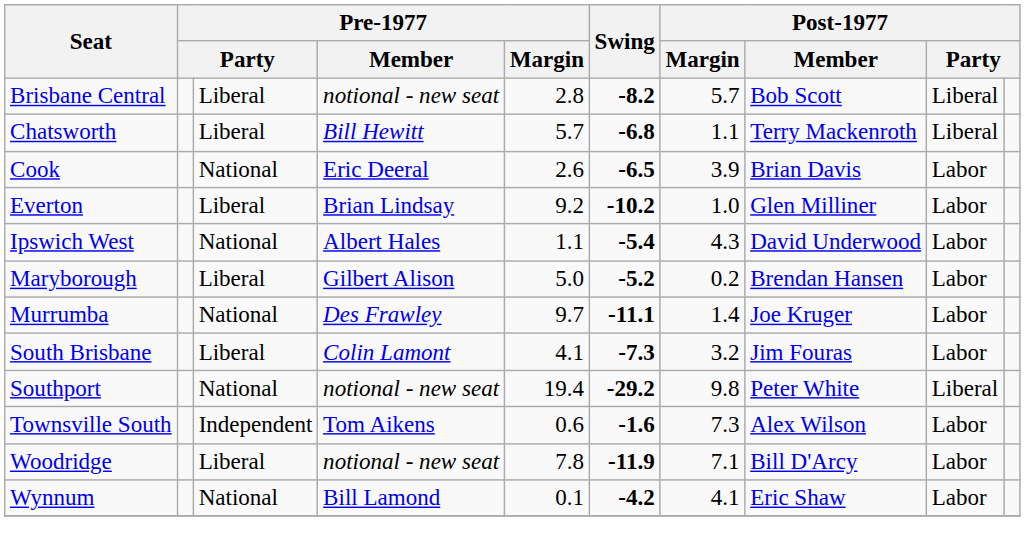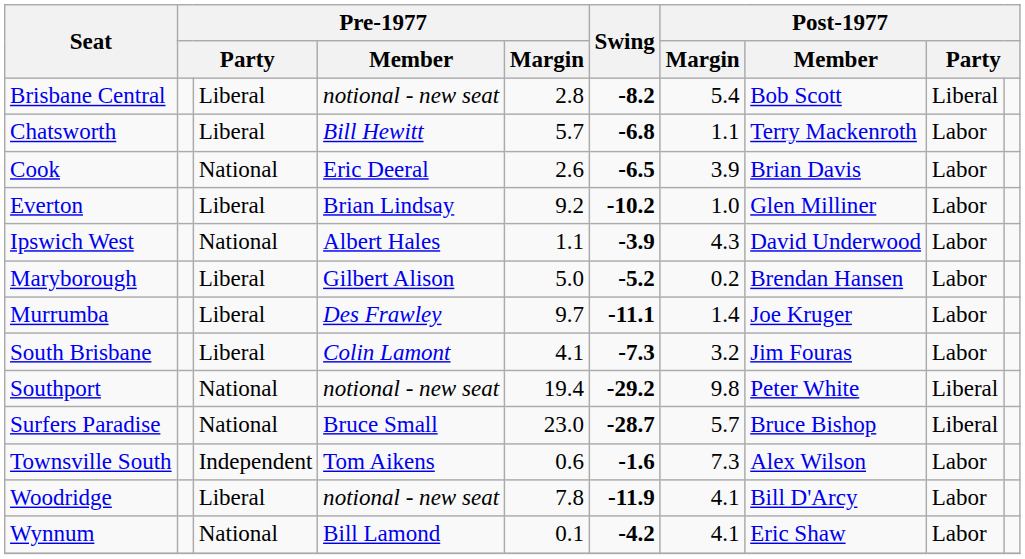(725, 95) 5.7 -> (725, 95) 5.4
(965, 132) Liberal -> (959, 132) Labor
(637, 242) -5.4 -> (637, 242) -3.9
(238, 315) National -> (232, 315) Liberal
+ row: (85, 424)
(725, 461) 7.1 -> (725, 497) 4.1
